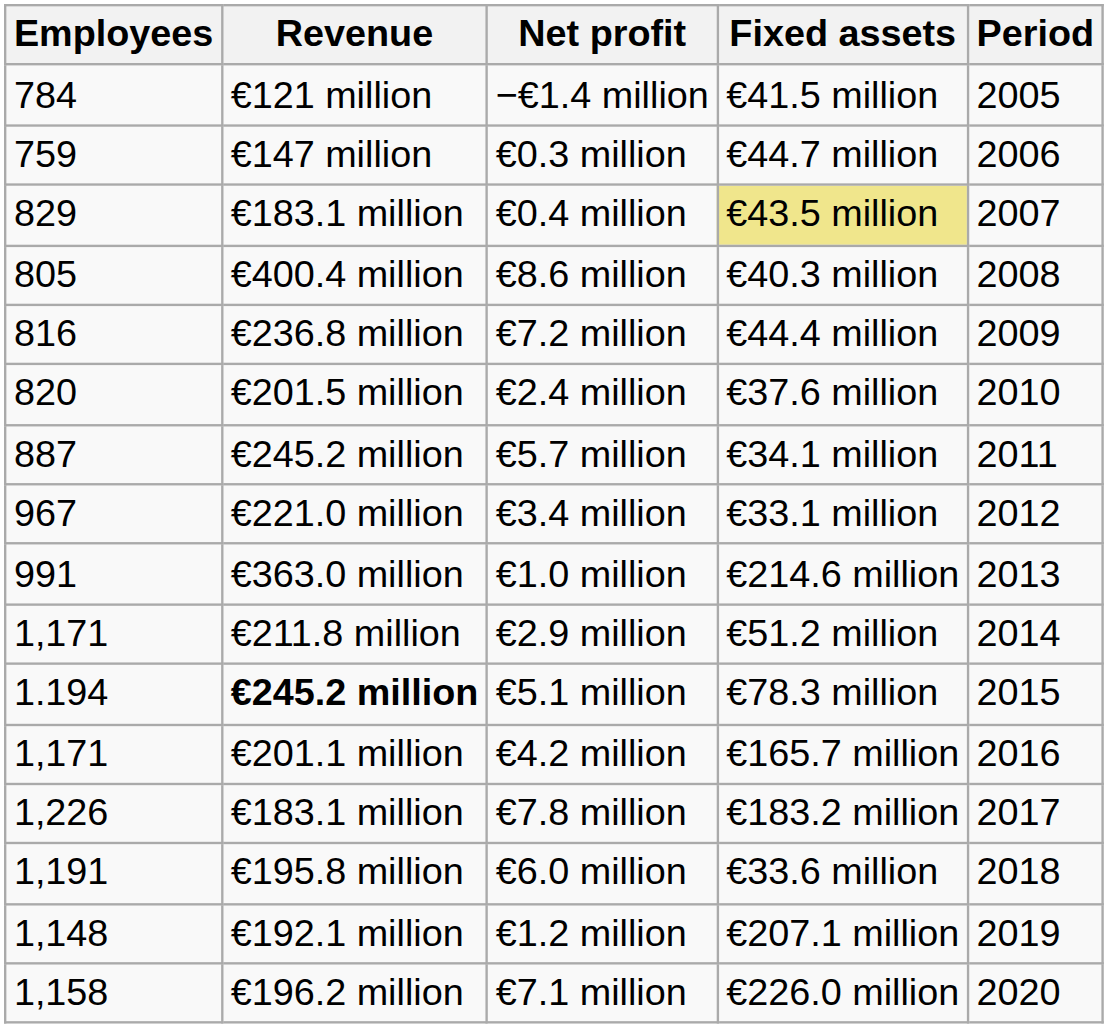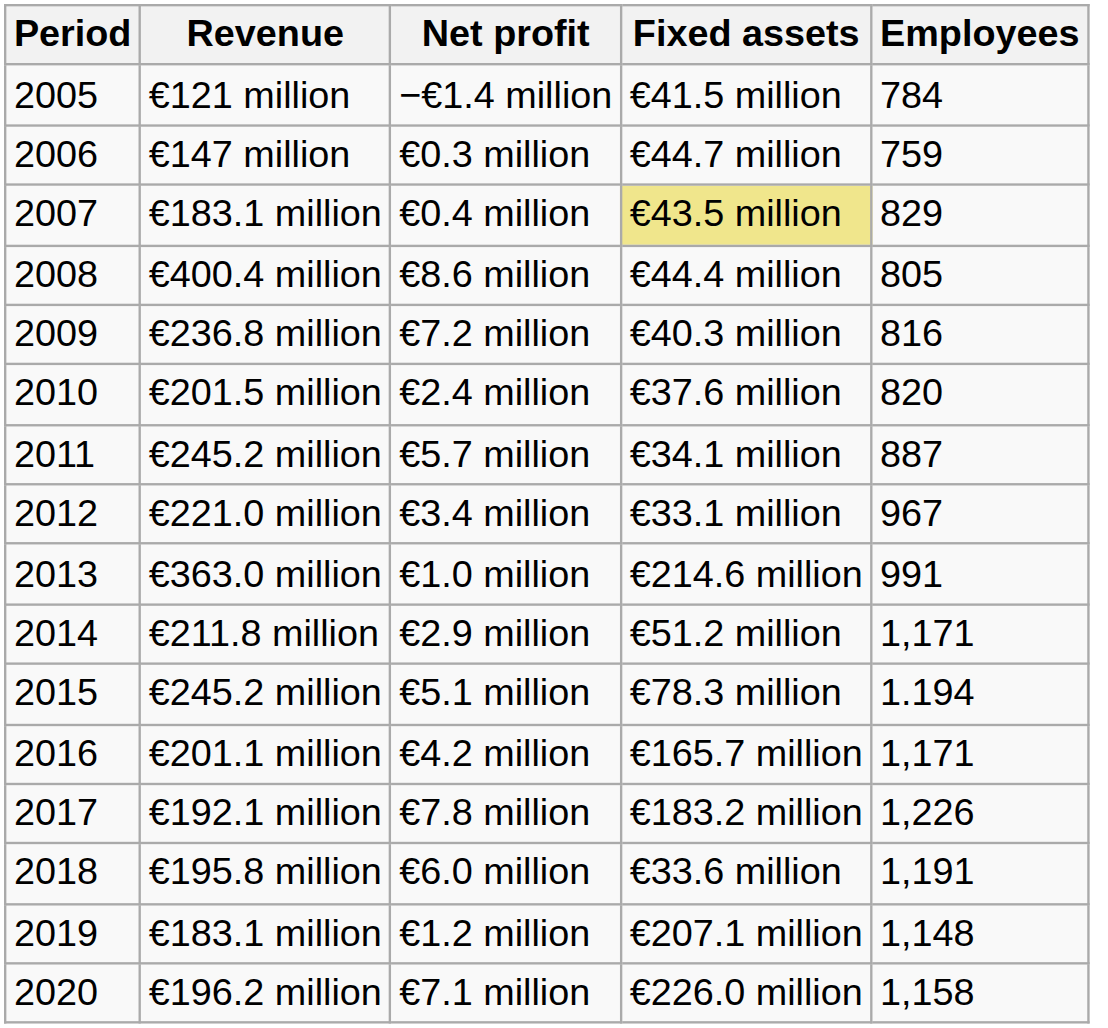columns swapped: (1035, 34) <-> (114, 34)
(832, 273) €40.3 million -> (736, 273) €44.4 million
(832, 333) €44.4 million -> (736, 333) €40.3 million
(354, 693) bold -> (265, 693) normal
(347, 812) €183.1 million -> (265, 812) €192.1 million
(347, 932) €192.1 million -> (265, 932) €183.1 million
